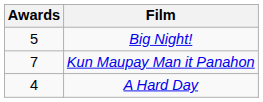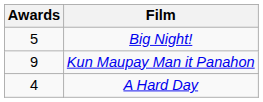(34, 62) 7 -> (34, 62) 9
